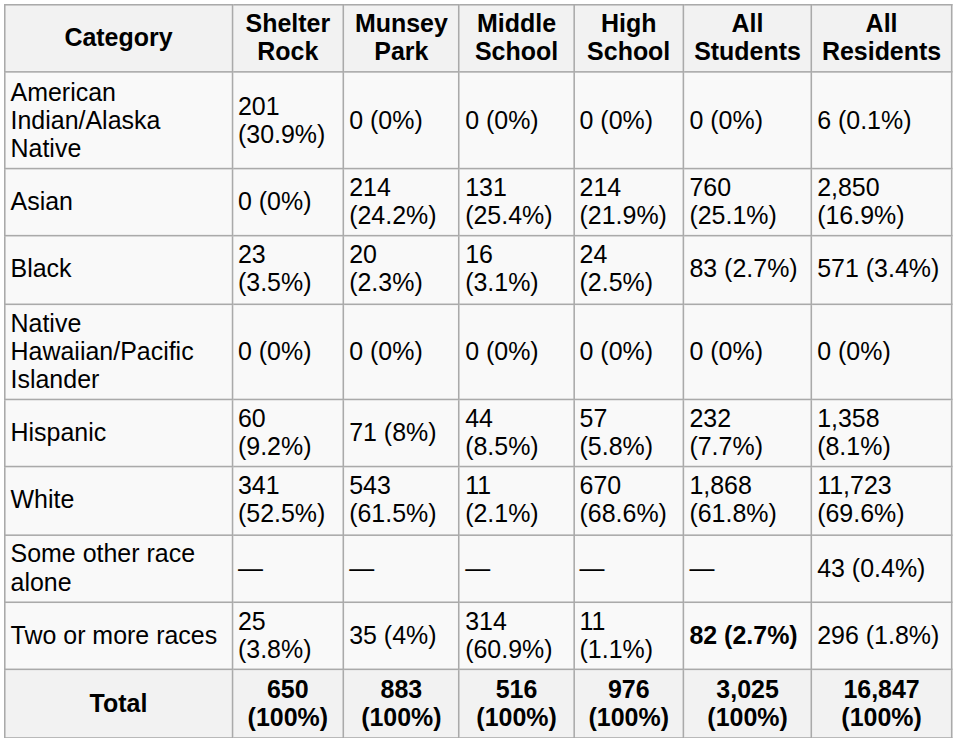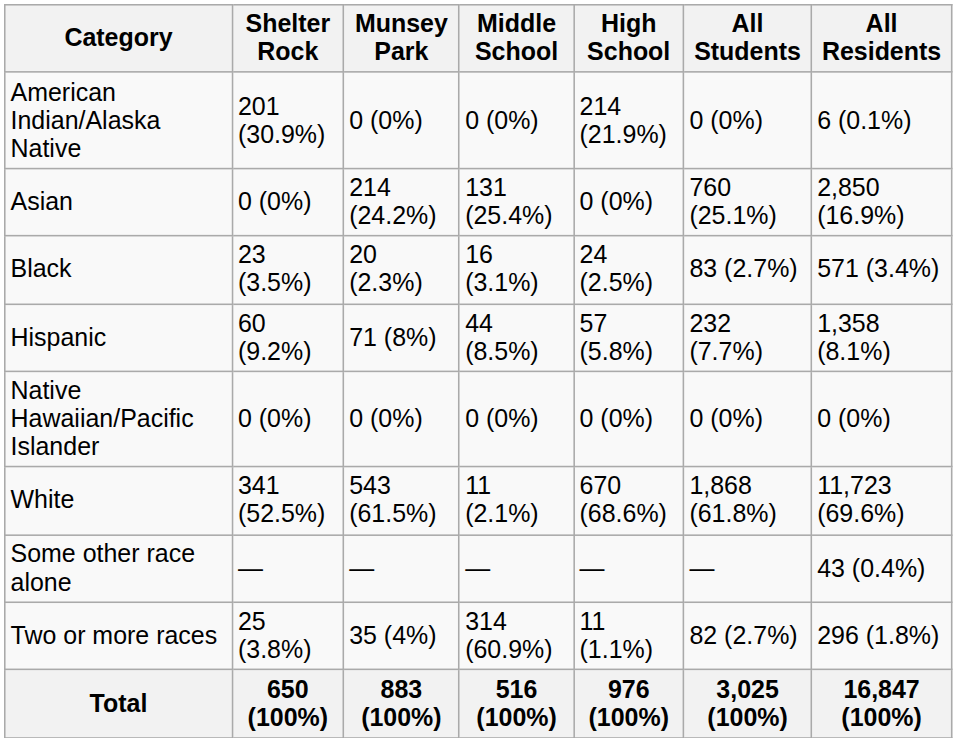(616, 120) 0 (0%) -> (623, 120) 214 (21.9%)
(623, 201) 214 (21.9%) -> (616, 201) 0 (0%)
rows swapped: (58, 432) <-> (102, 351)
(744, 635) bold -> (744, 635) normal
